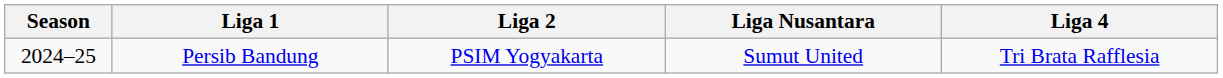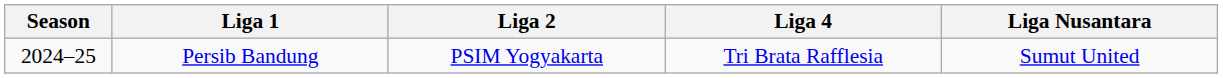columns swapped: (803, 21) <-> (1080, 21)
